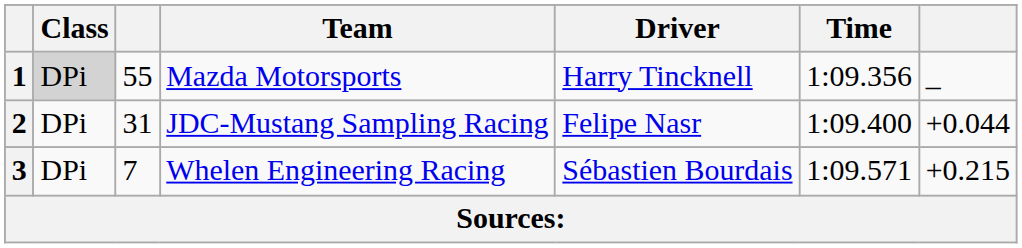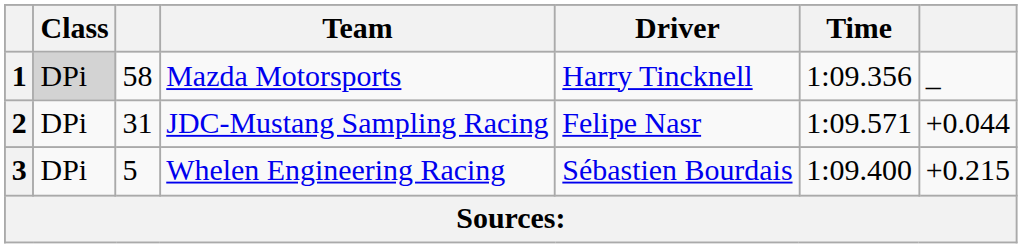(138, 75) 55 -> (138, 75) 58
(859, 123) 1:09.400 -> (859, 123) 1:09.571
(130, 170) 7 -> (130, 170) 5
(859, 170) 1:09.571 -> (859, 170) 1:09.400
